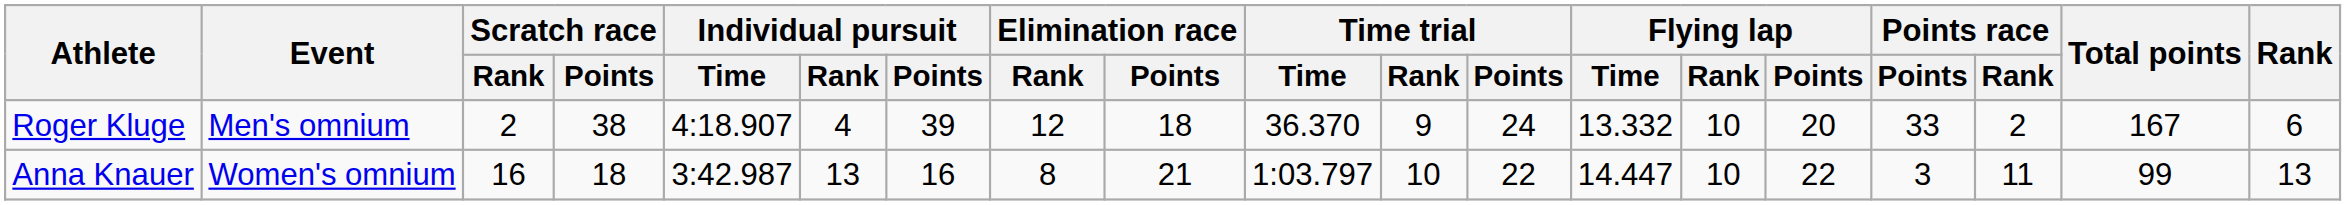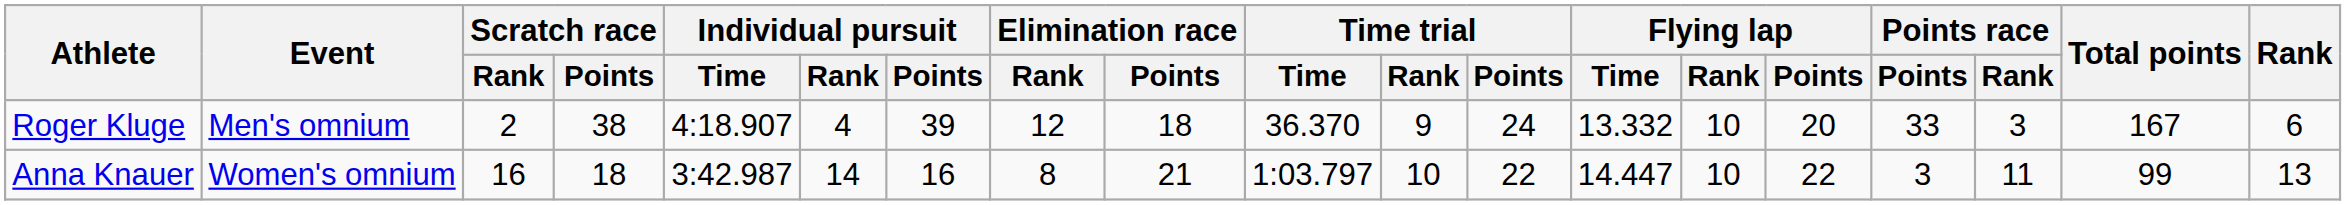(2018, 126) 2 -> (2018, 126) 3
(843, 175) 13 -> (843, 175) 14
